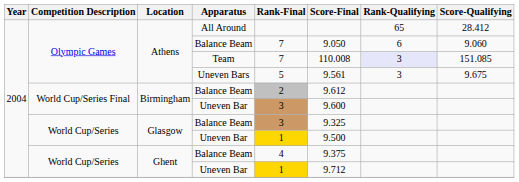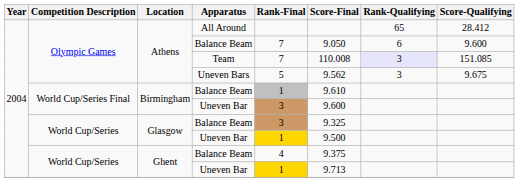(476, 43) 9.060 -> (476, 43) 9.600
(334, 75) 9.561 -> (334, 75) 9.562
(281, 91) 2 -> (281, 91) 1
(334, 91) 9.612 -> (334, 91) 9.610
(334, 169) 9.712 -> (334, 169) 9.713
